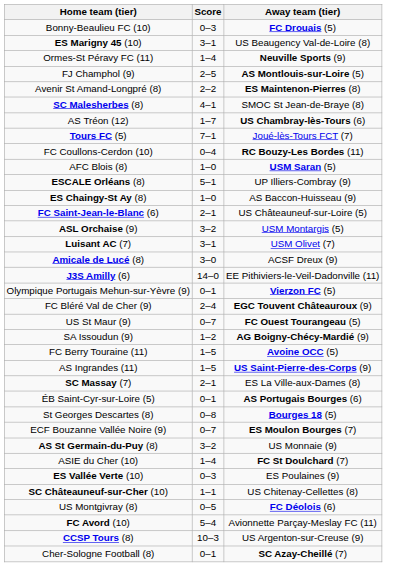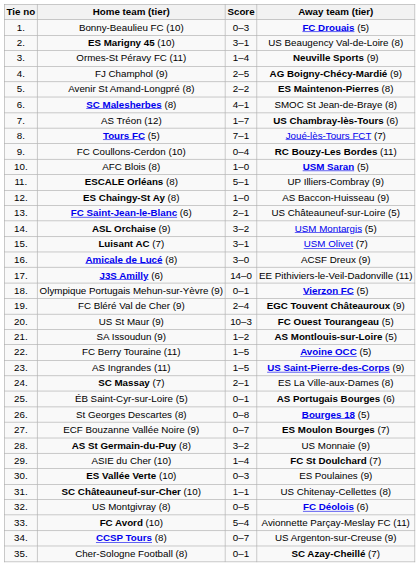+ column: (21, 12)
(303, 74) AS Montlouis-sur-Loire (5) -> (336, 74) AG Boigny-Chécy-Mardié (9)
(208, 321) 0–7 -> (241, 321) 10–3
(303, 337) AG Boigny-Chécy-Mardié (9) -> (336, 337) AS Montlouis-sur-Loire (5)
(208, 538) 10–3 -> (241, 538) 0–7
